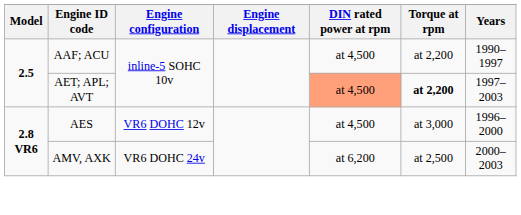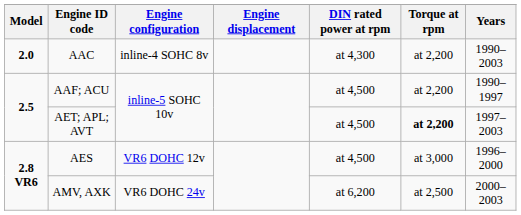+ row: (82, 56)
(355, 90) lightsalmon background -> (355, 124) no background
